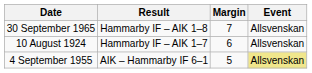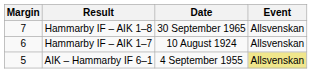columns swapped: (229, 13) <-> (51, 13)
